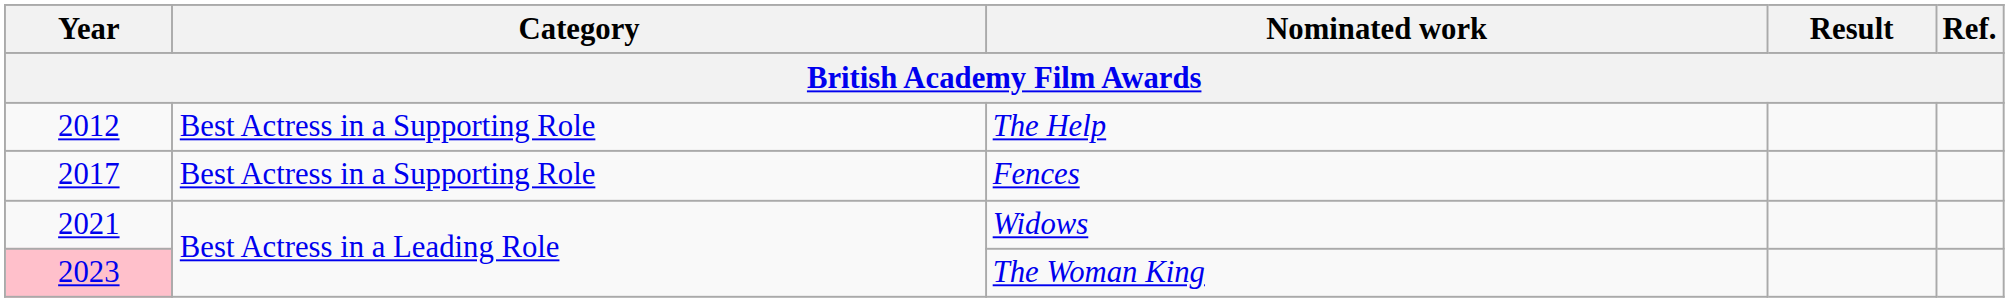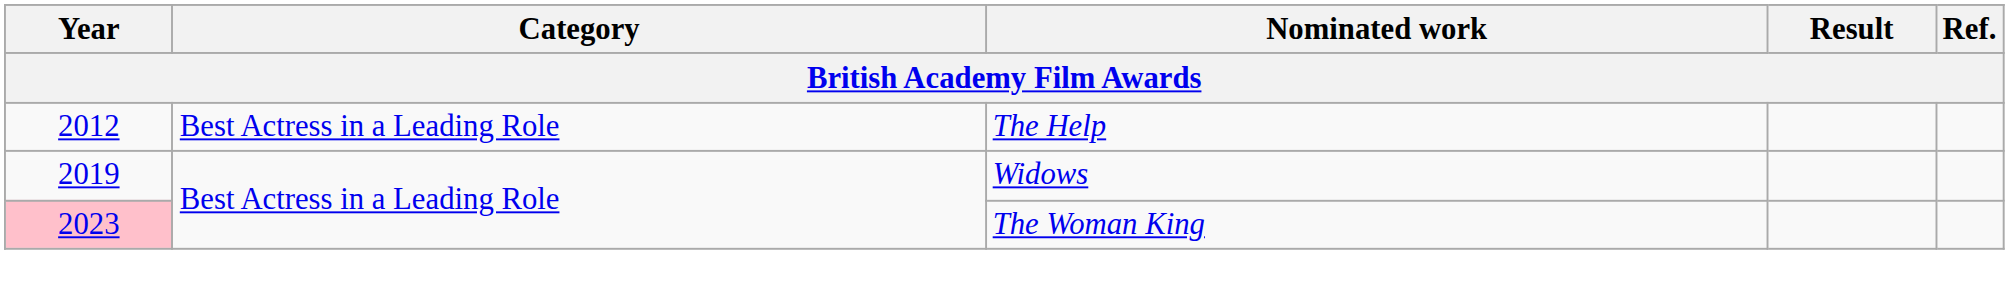(388, 126) Best Actress in a Supporting Role -> (370, 126) Best Actress in a Leading Role
- row: (1036, 175)
(89, 223) 2021 -> (89, 175) 2019
